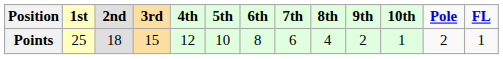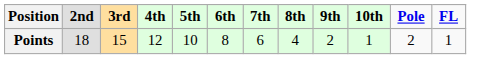- column: (79, 16)
